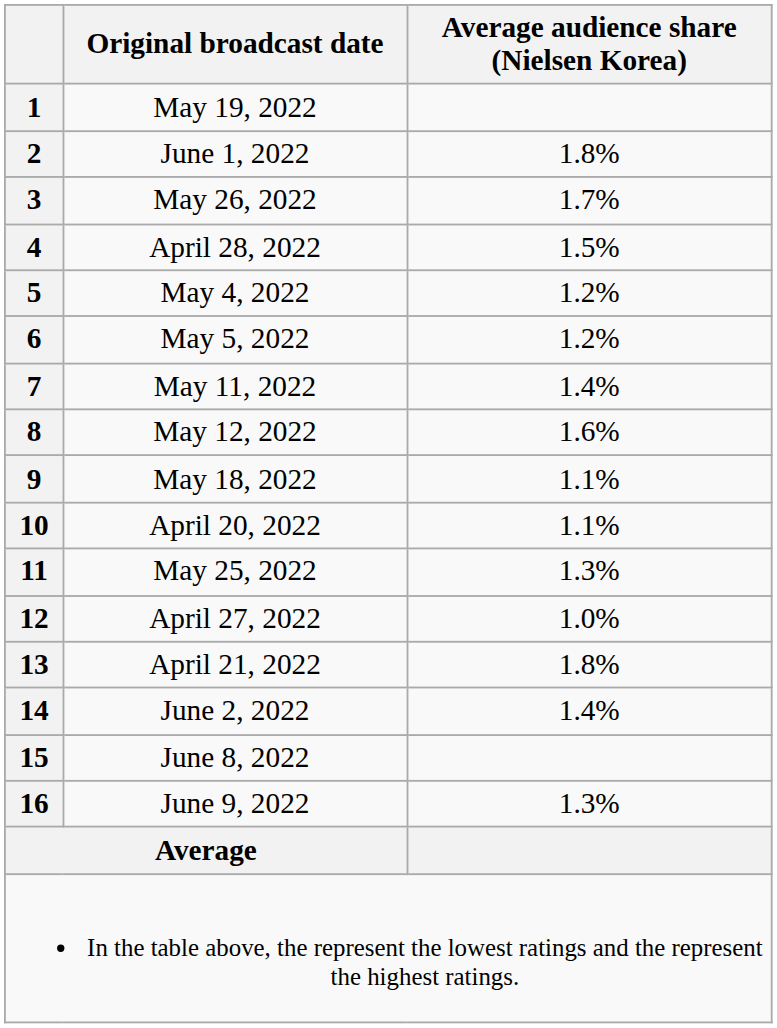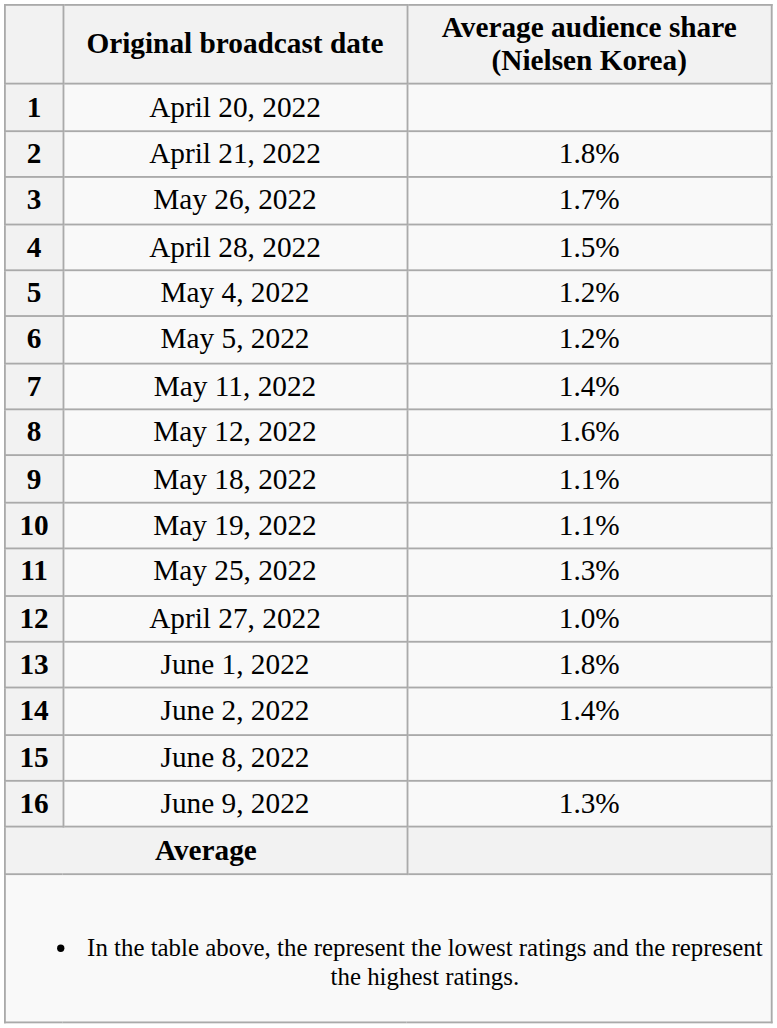(235, 107) May 19, 2022 -> (235, 107) April 20, 2022
(235, 153) June 1, 2022 -> (235, 153) April 21, 2022
(235, 525) April 20, 2022 -> (235, 525) May 19, 2022
(235, 664) April 21, 2022 -> (235, 664) June 1, 2022
